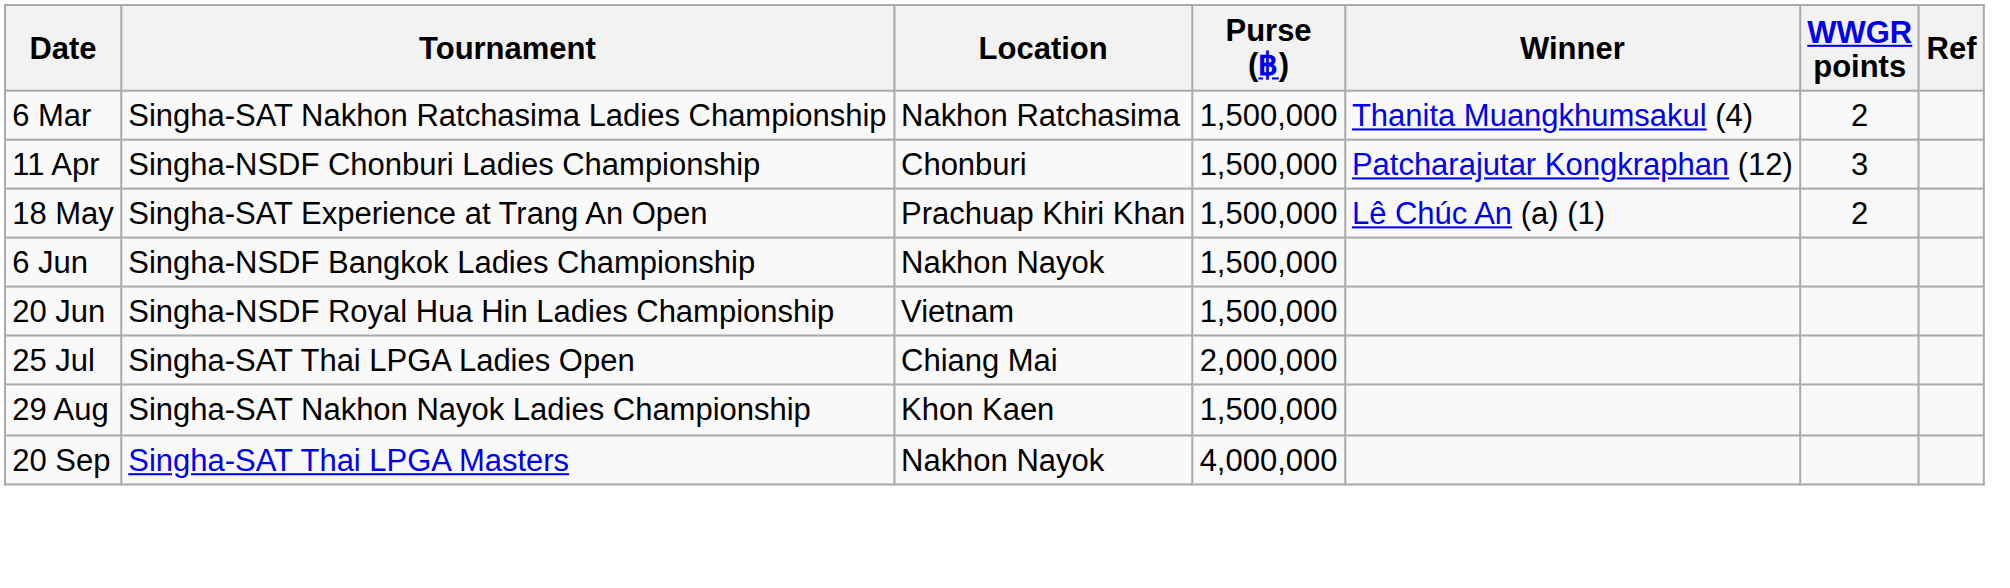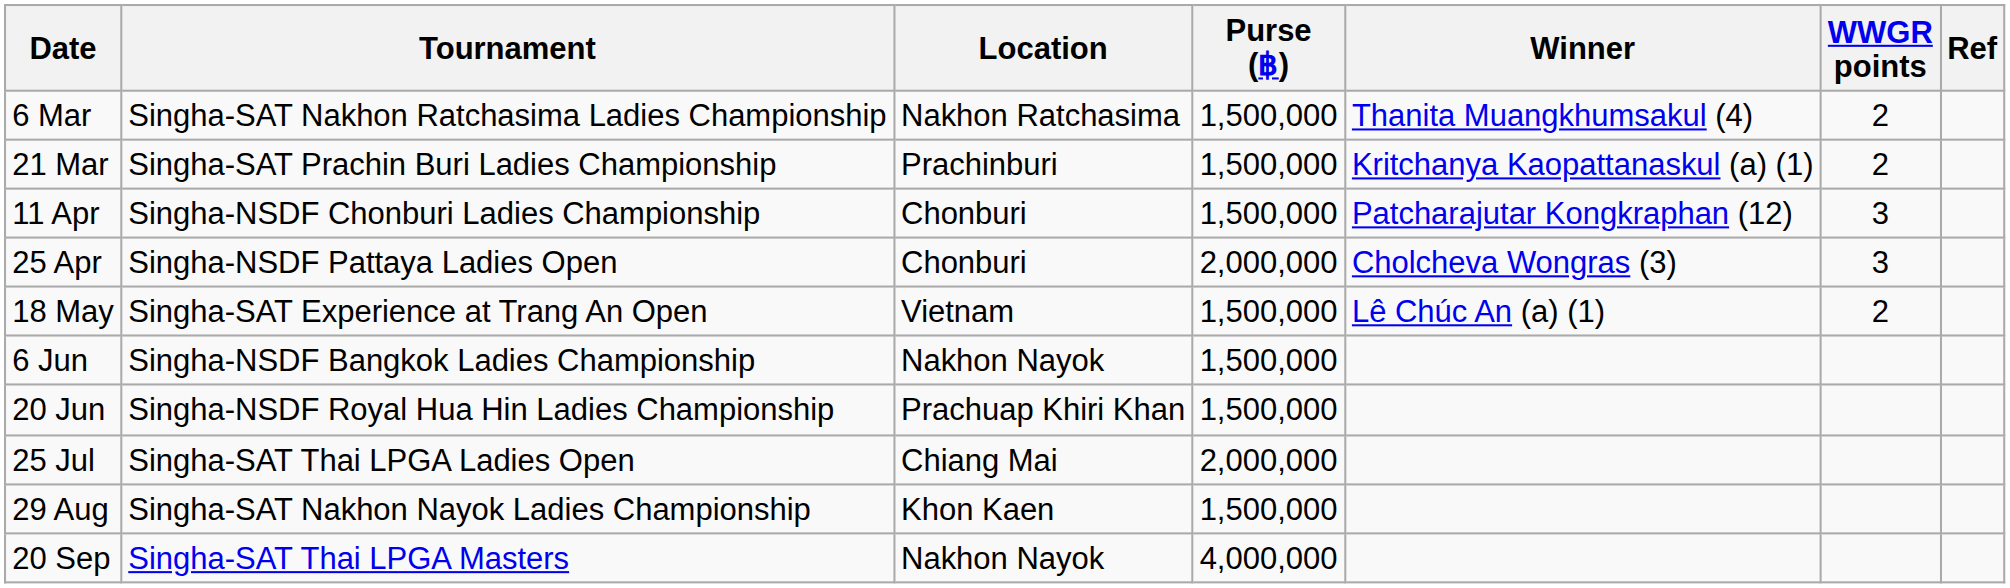+ row: (60, 165)
+ row: (57, 263)
(1043, 214) Prachuap Khiri Khan -> (958, 312) Vietnam
(958, 312) Vietnam -> (1043, 410) Prachuap Khiri Khan
